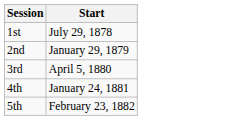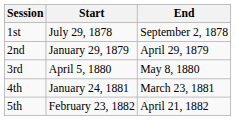+ column: (184, 13)
